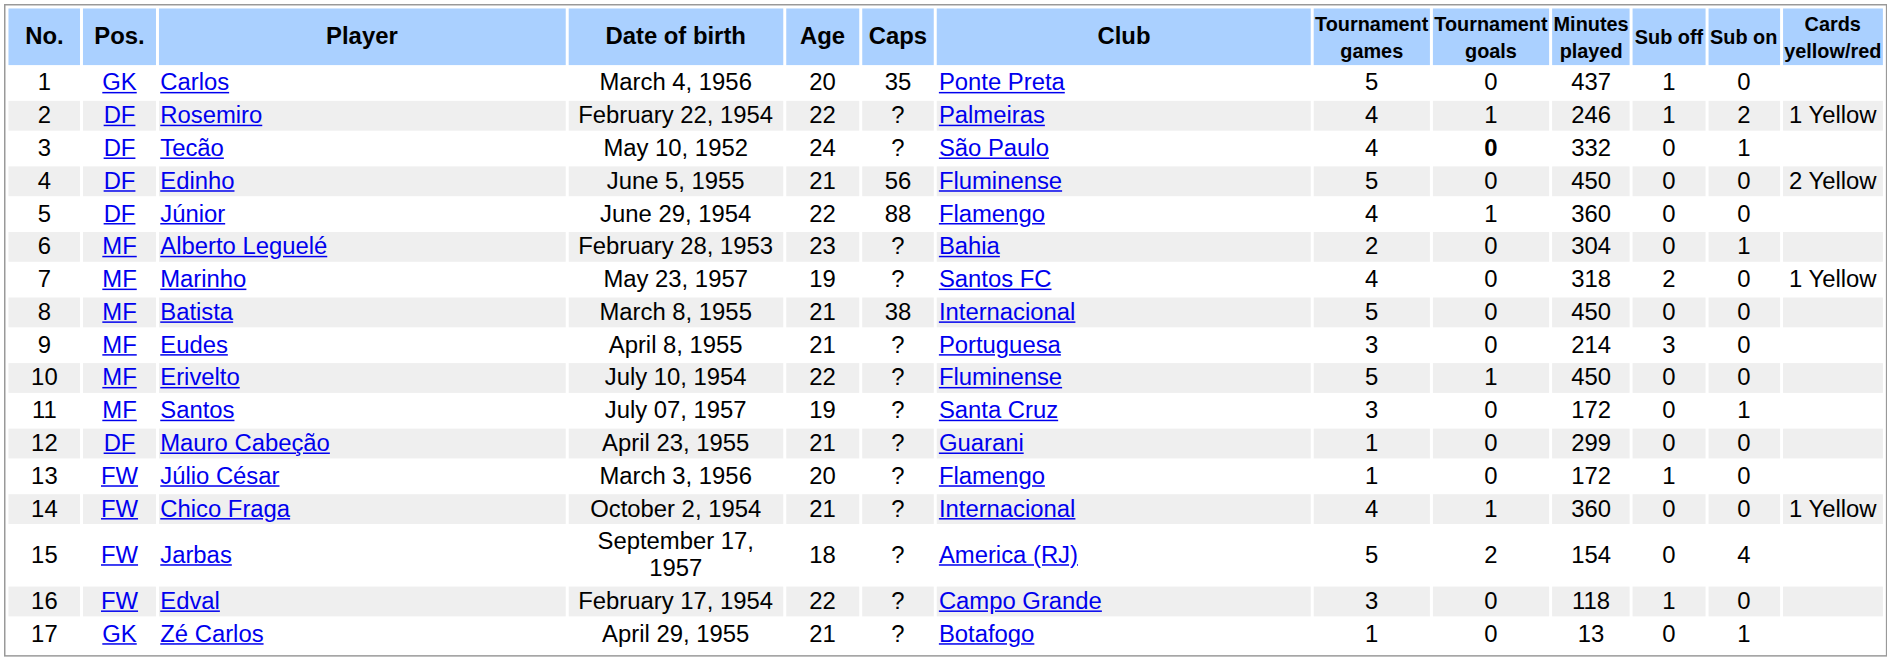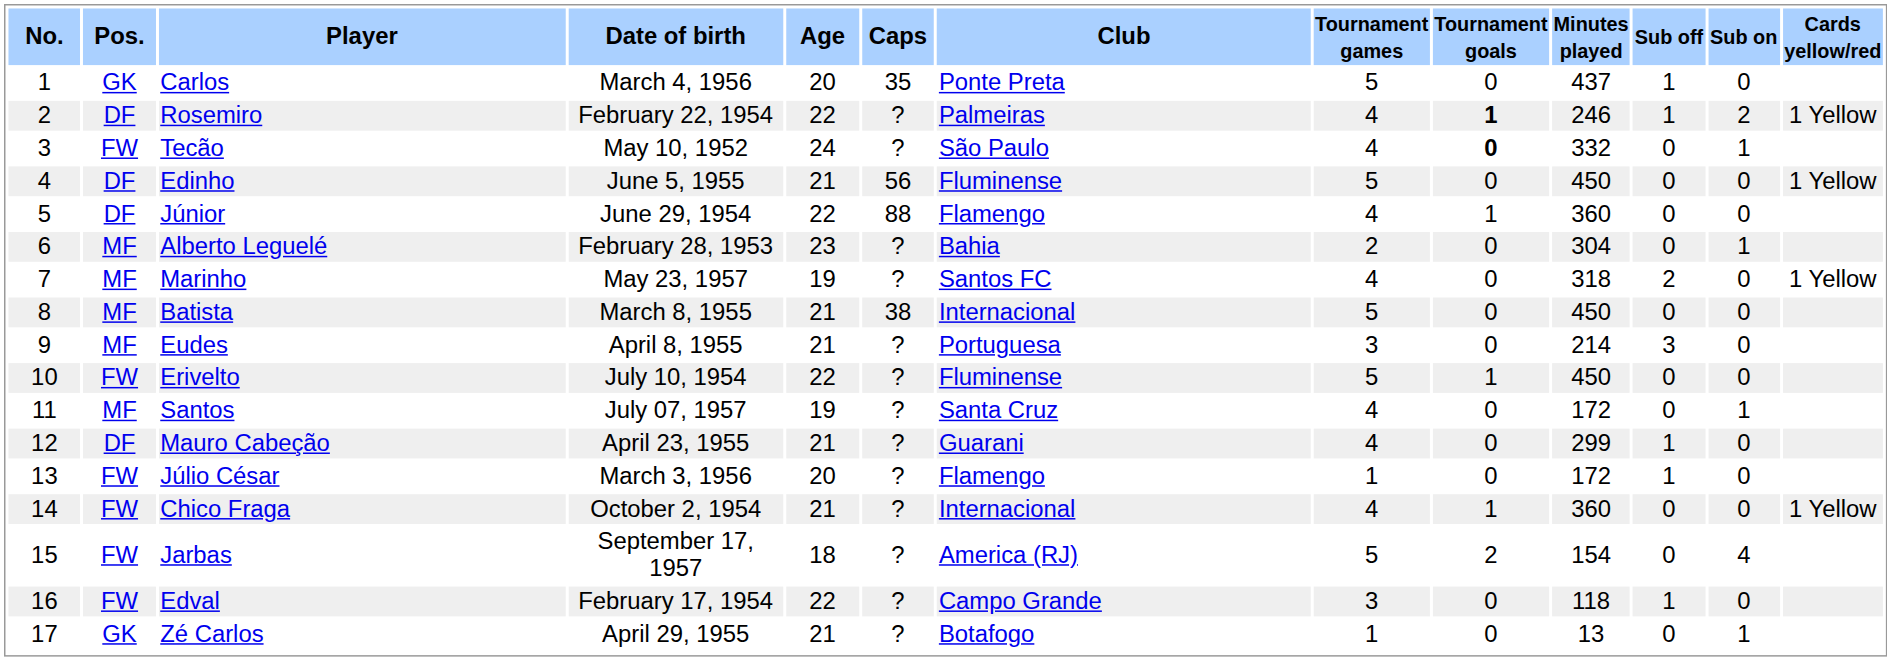(1491, 115) normal -> (1491, 115) bold
(120, 148) DF -> (120, 148) FW
(1833, 181) 2 Yellow -> (1833, 181) 1 Yellow
(120, 377) MF -> (120, 377) FW
(1372, 410) 3 -> (1372, 410) 4
(1372, 443) 1 -> (1372, 443) 4
(1669, 443) 0 -> (1669, 443) 1
